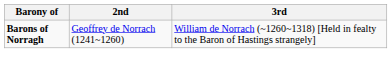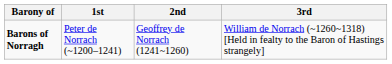+ column: (98, 12)
